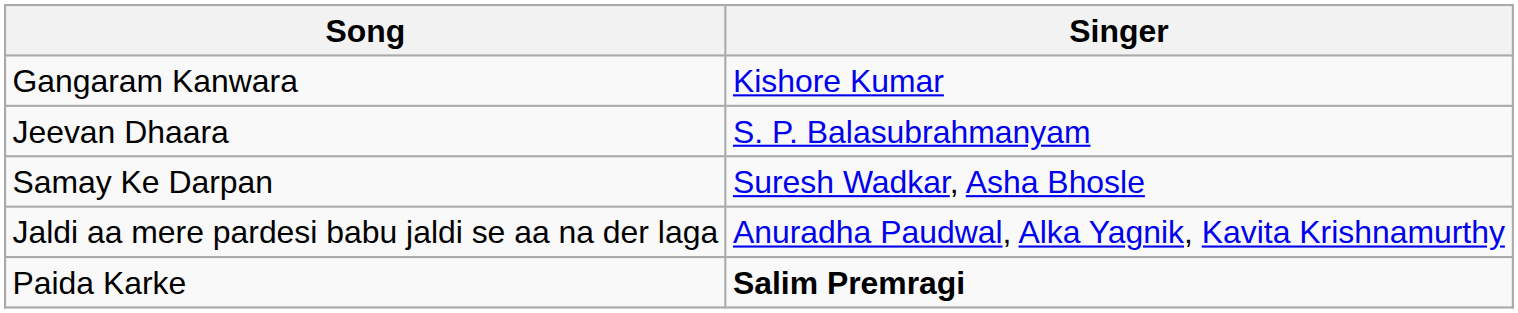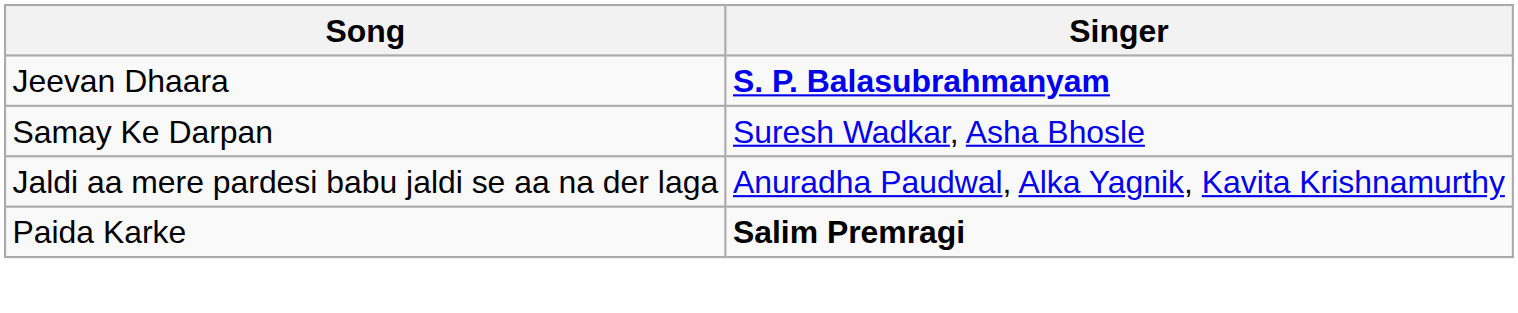- row: (155, 81)
(912, 132) normal -> (921, 81) bold
